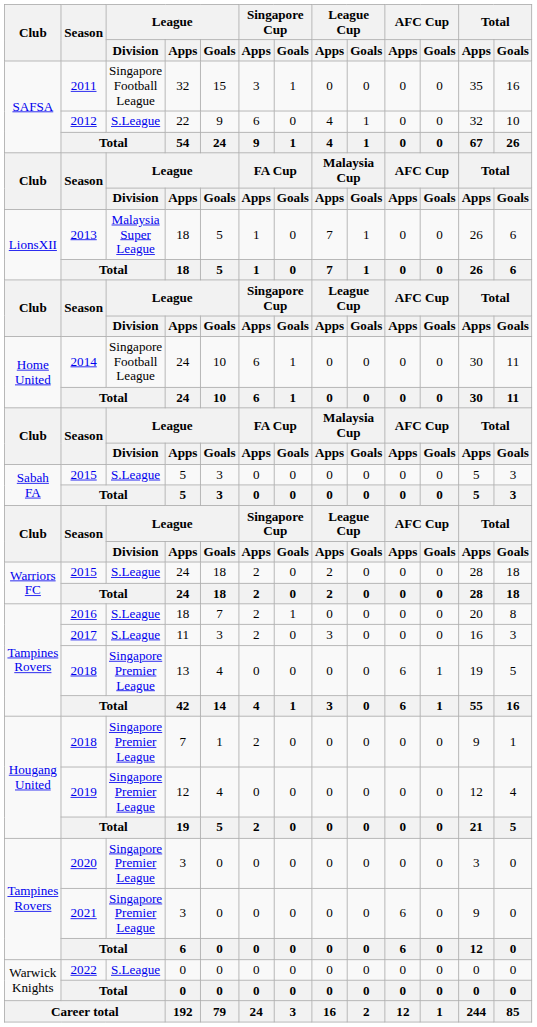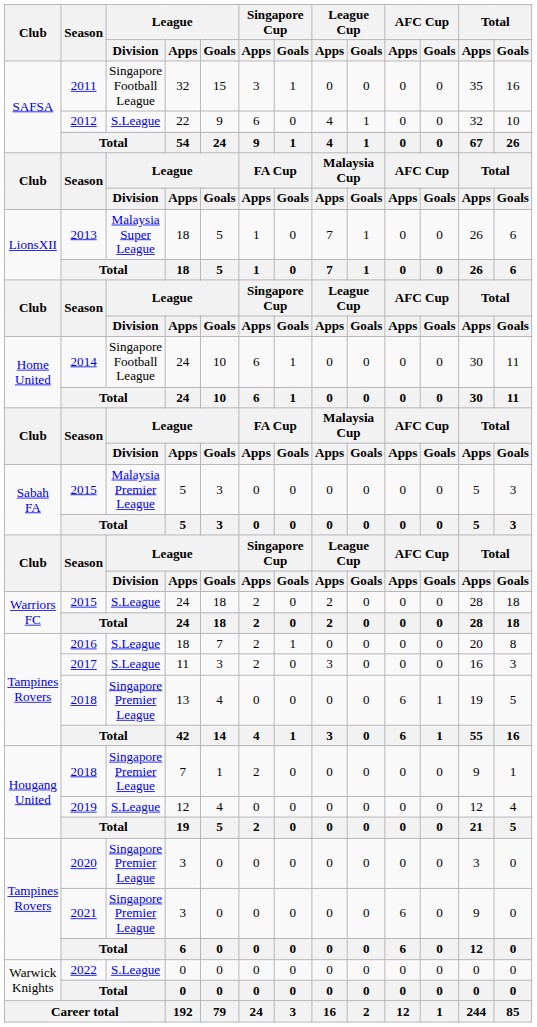(136, 474) S.League -> (136, 489) Malaysia Premier League
(136, 792) Singapore Premier League -> (136, 806) S.League
